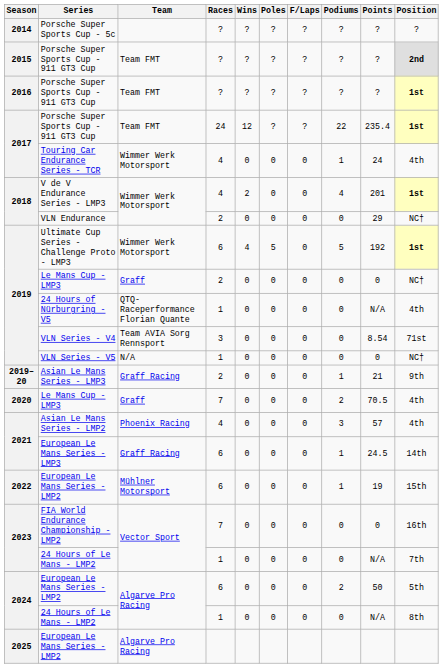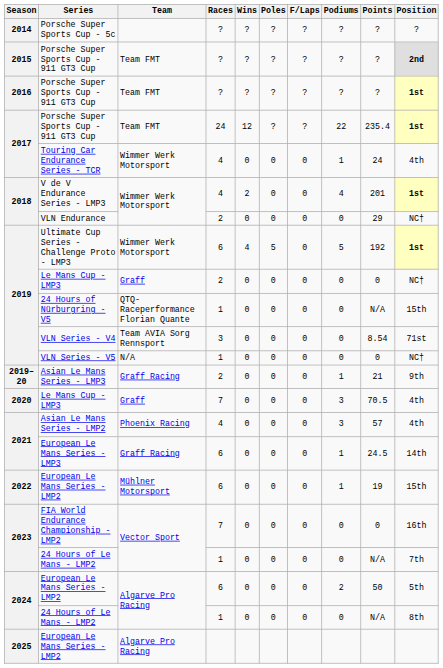(416, 310) 4th -> (416, 310) 15th
(341, 400) 2 -> (341, 400) 3
